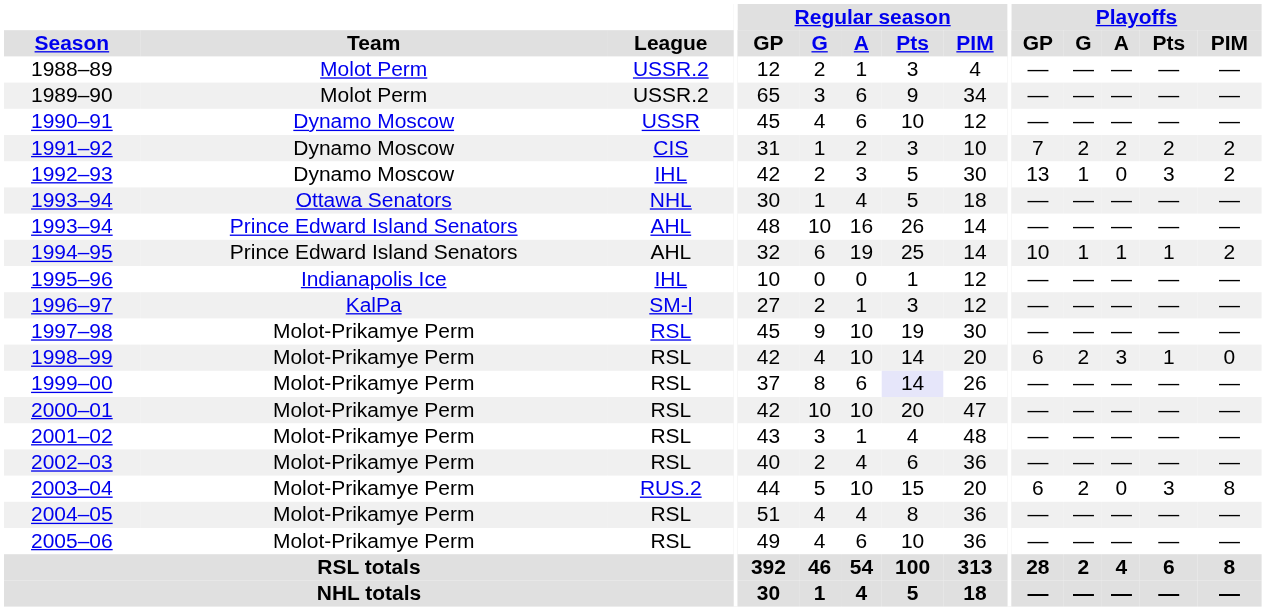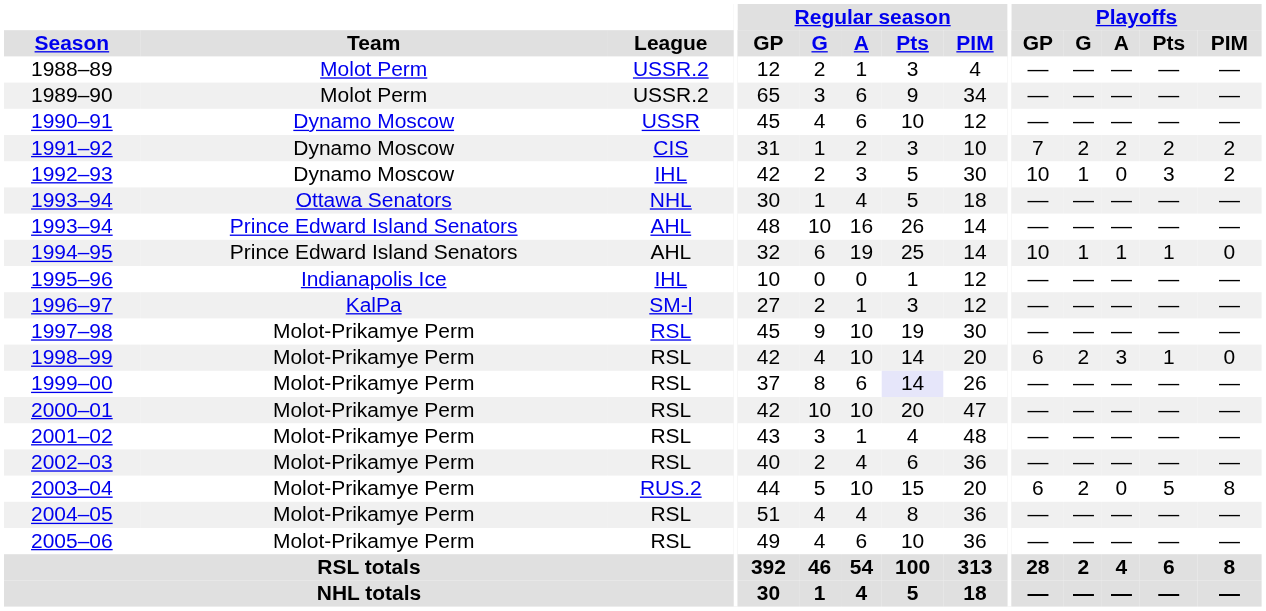(1038, 174) 13 -> (1038, 174) 10
(1229, 252) 2 -> (1229, 252) 0
(1169, 488) 3 -> (1169, 488) 5
